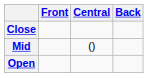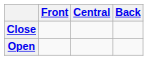- row: (21, 47)
